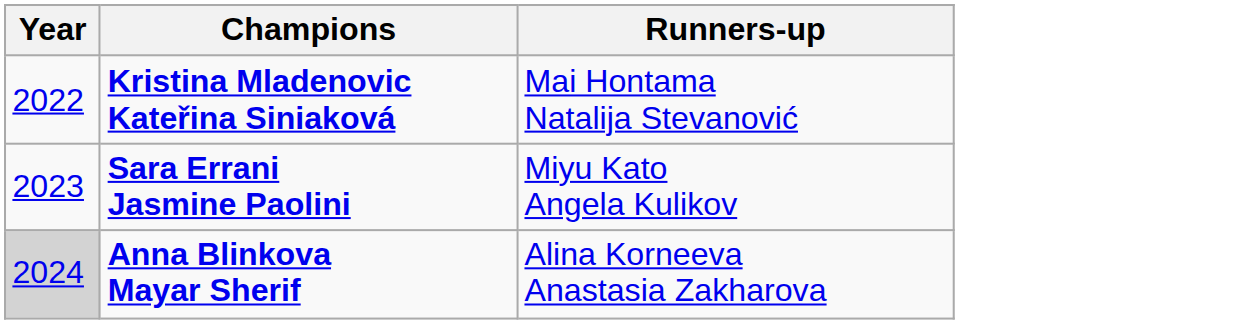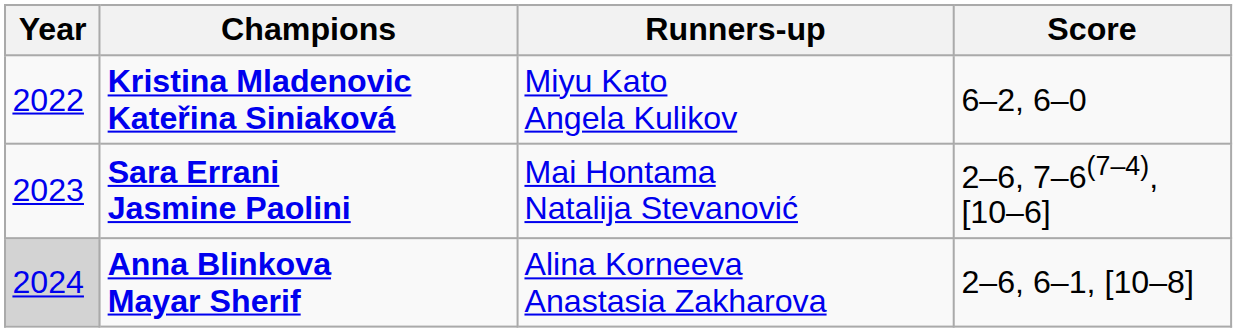+ column: (1092, 30)
(661, 99) Mai Hontama Natalija Stevanović -> (631, 99) Miyu Kato Angela Kulikov
(631, 186) Miyu Kato Angela Kulikov -> (661, 190) Mai Hontama Natalija Stevanović
